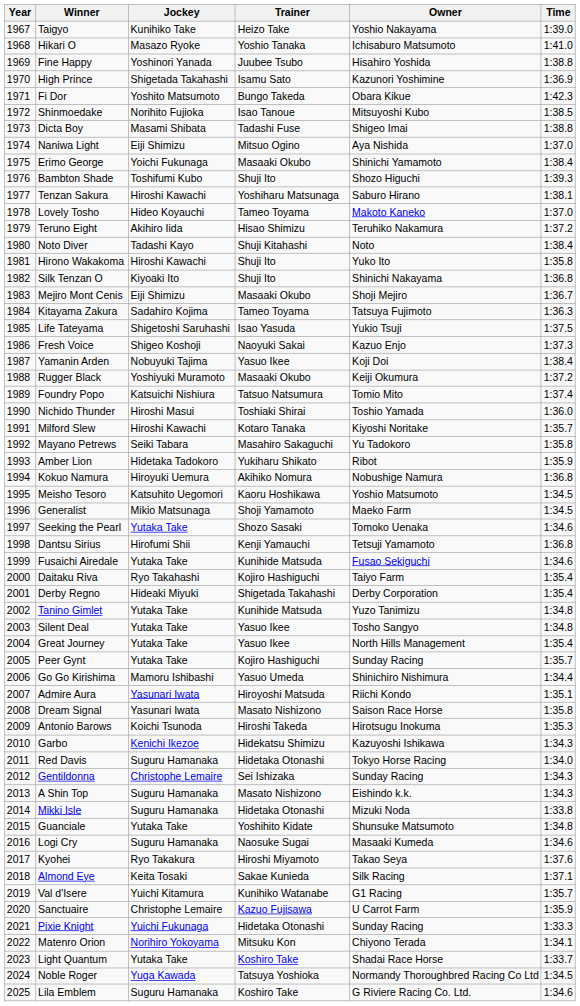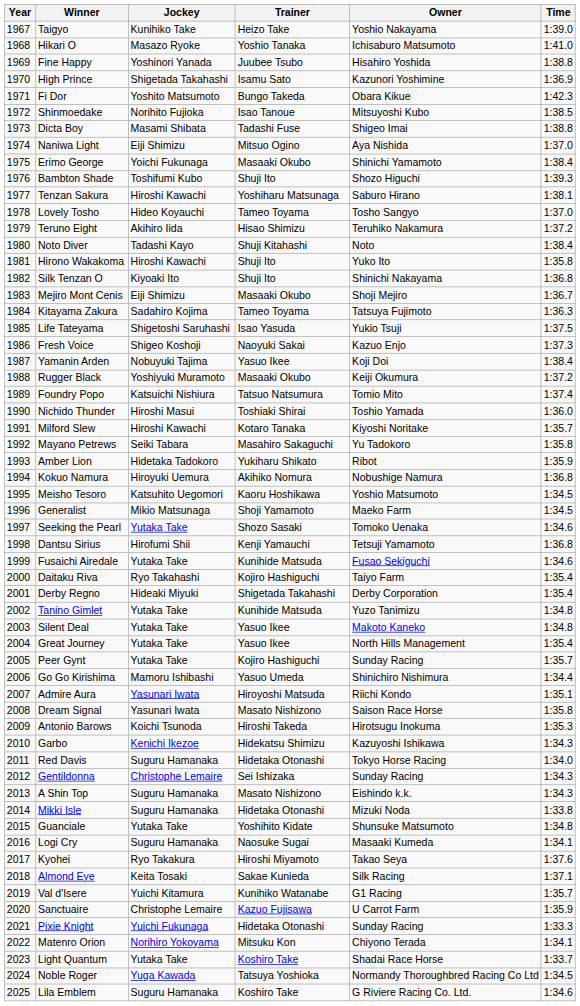(389, 212) Makoto Kaneko -> (385, 212) Tosho Sangyo
(385, 628) Tosho Sangyo -> (389, 628) Makoto Kaneko
(558, 843) 1:34.6 -> (558, 843) 1:34.1
